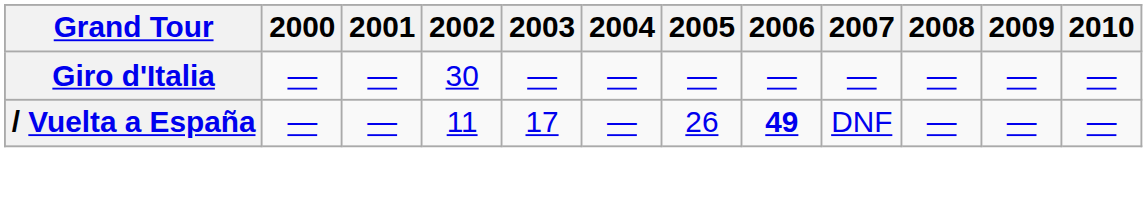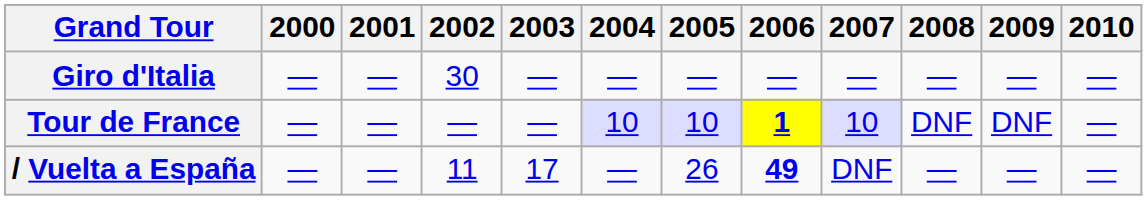+ row: (134, 122)
